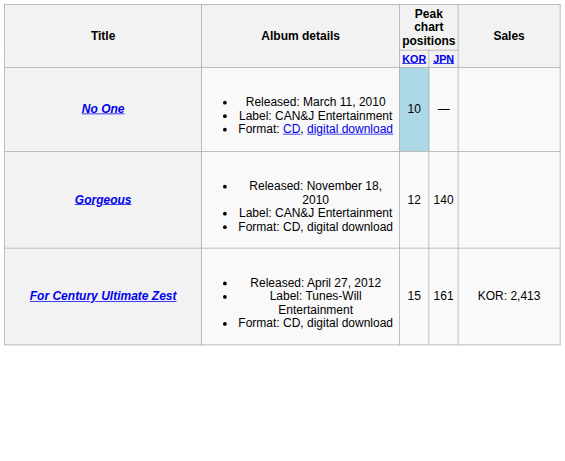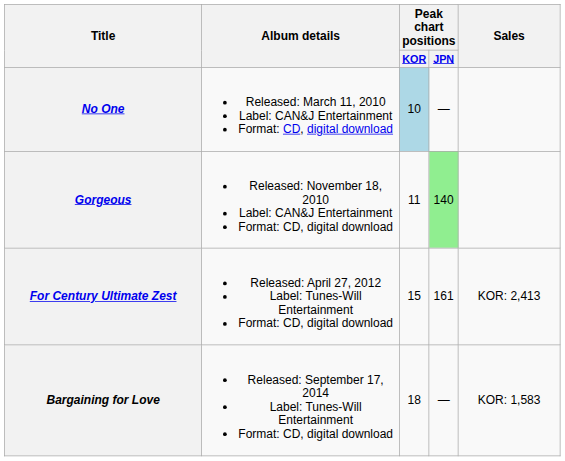(414, 199) 12 -> (414, 199) 11
(444, 199) no background -> (444, 199) lightgreen background
+ row: (103, 400)
